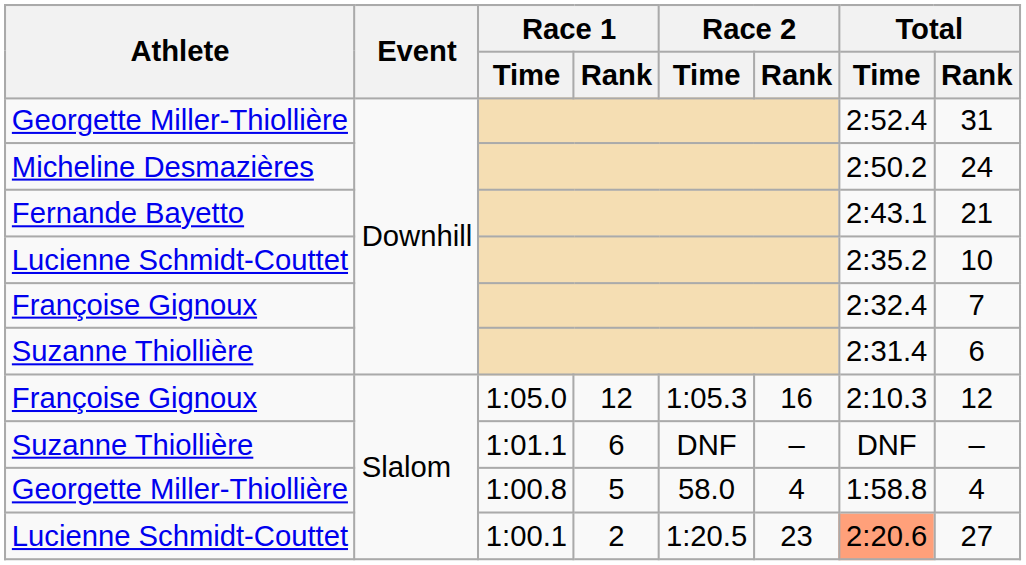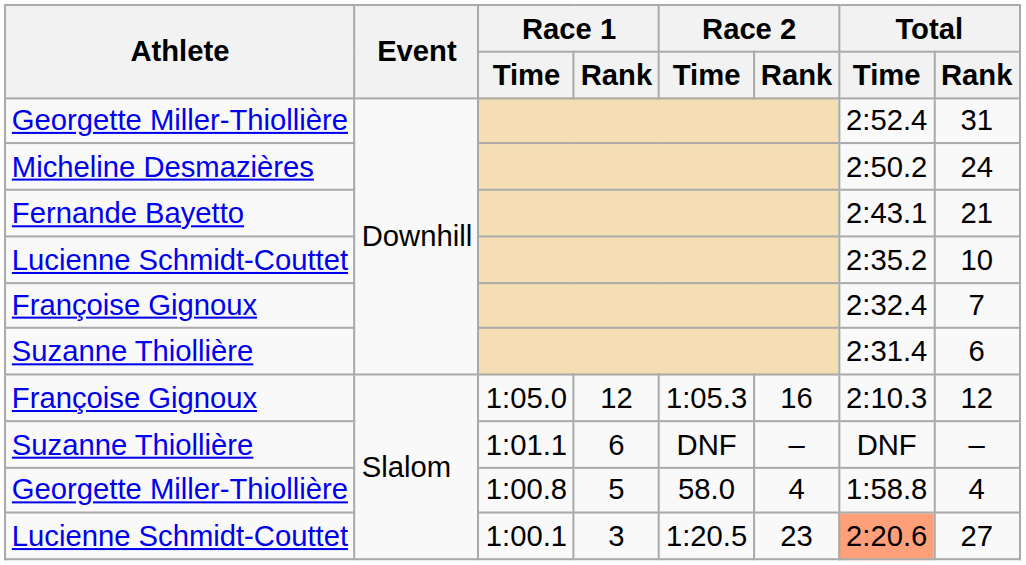(617, 537) 2 -> (617, 537) 3
